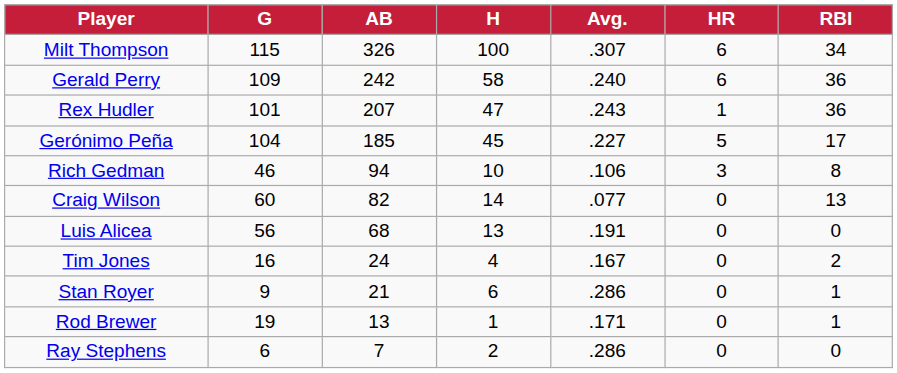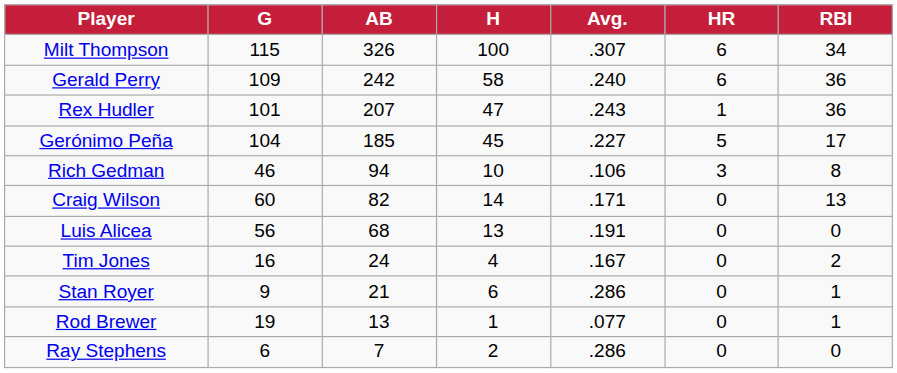(607, 200) .077 -> (607, 200) .171
(607, 321) .171 -> (607, 321) .077
